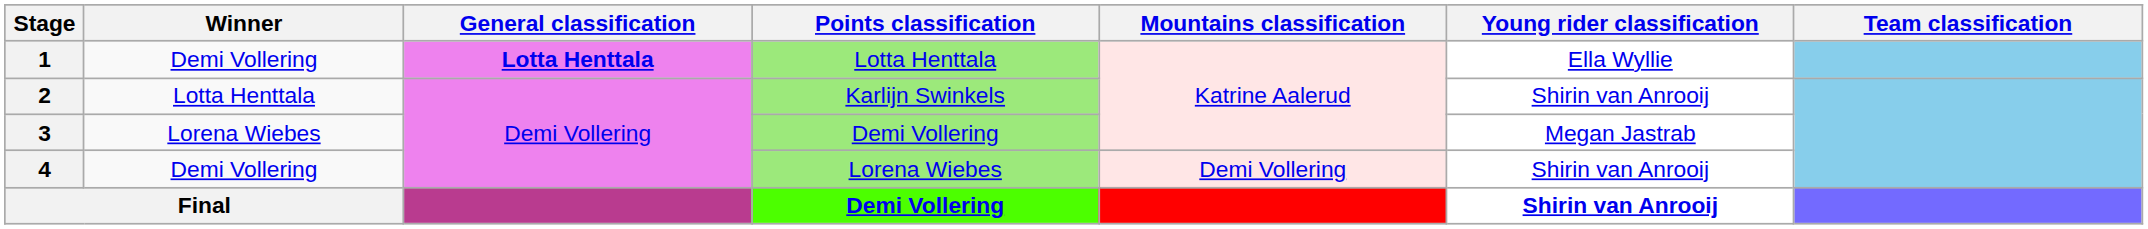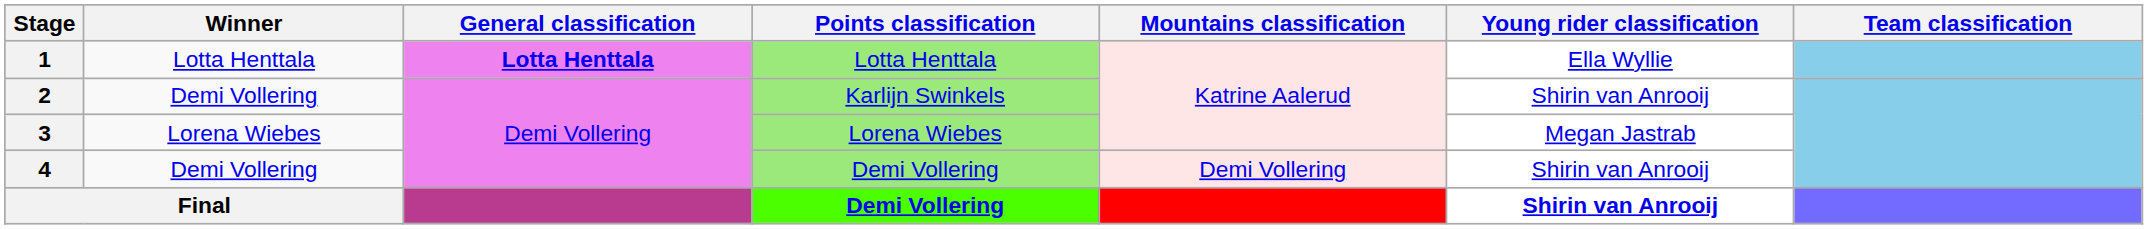(244, 60) Demi Vollering -> (244, 60) Lotta Henttala
(244, 96) Lotta Henttala -> (244, 96) Demi Vollering
(925, 133) Demi Vollering -> (925, 133) Lorena Wiebes
(925, 169) Lorena Wiebes -> (925, 169) Demi Vollering
